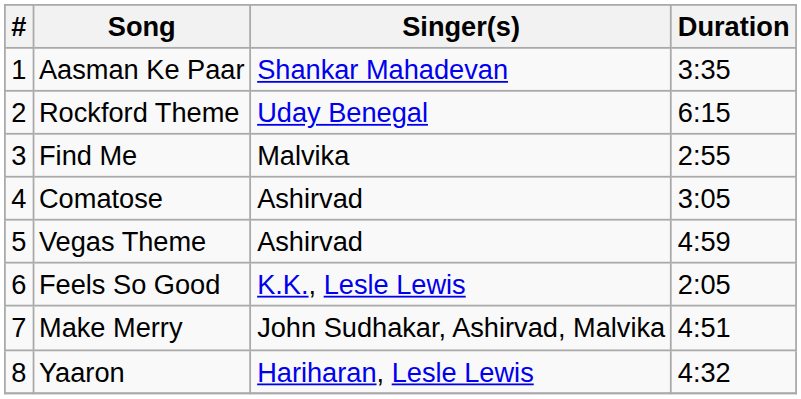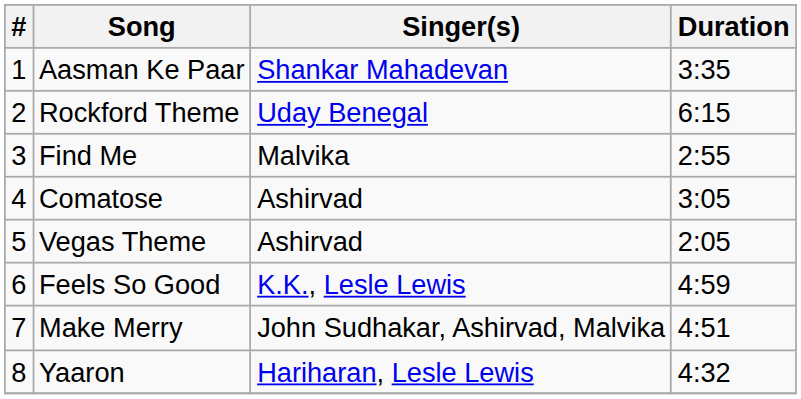(704, 242) 4:59 -> (704, 242) 2:05
(704, 285) 2:05 -> (704, 285) 4:59
